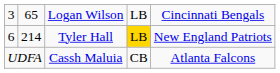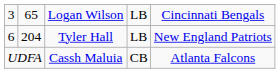(31, 36) 214 -> (31, 36) 204
(139, 36) gold background -> (139, 36) no background
